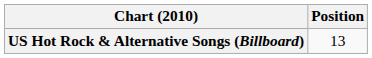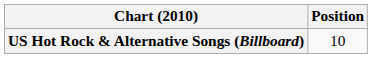(338, 41) 13 -> (338, 41) 10
